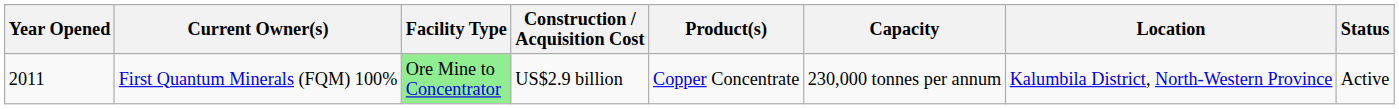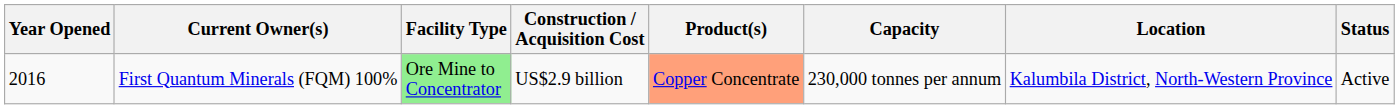(27, 78) 2011 -> (27, 78) 2016
(726, 78) no background -> (726, 78) lightsalmon background
